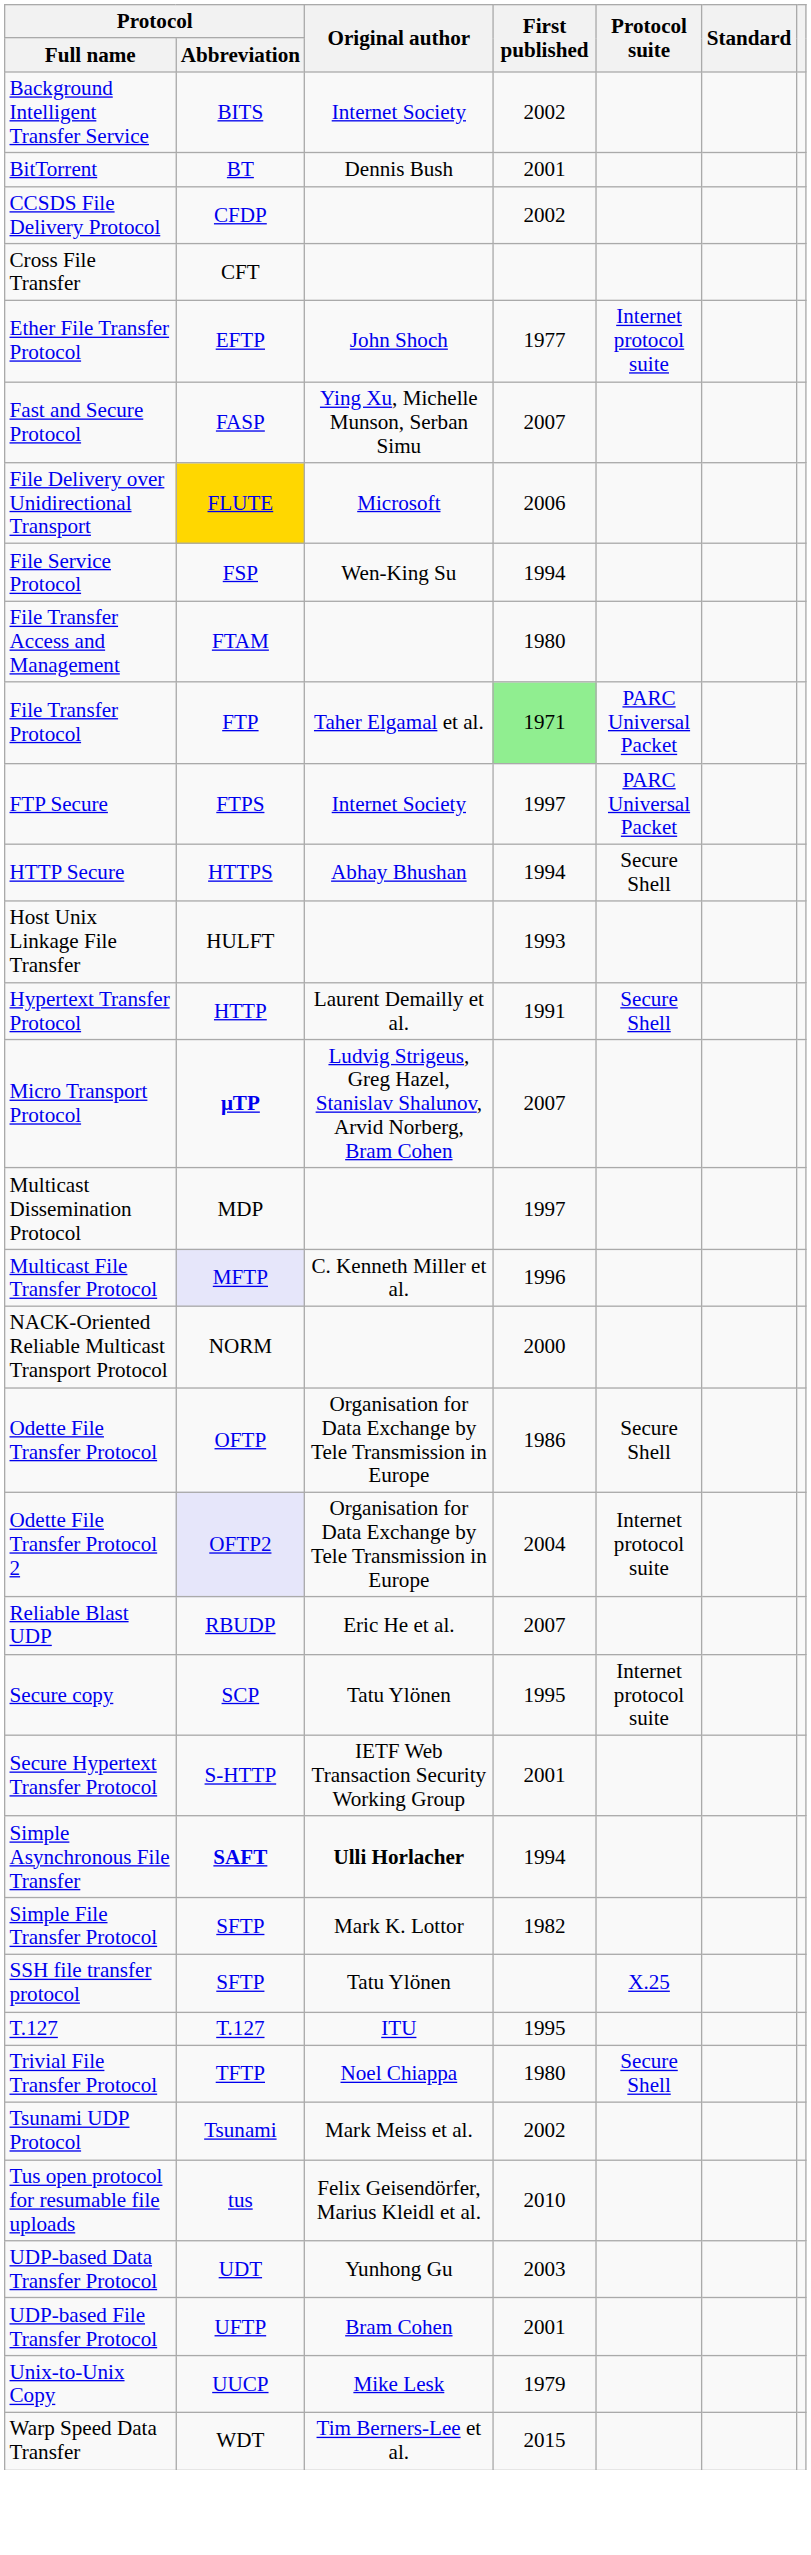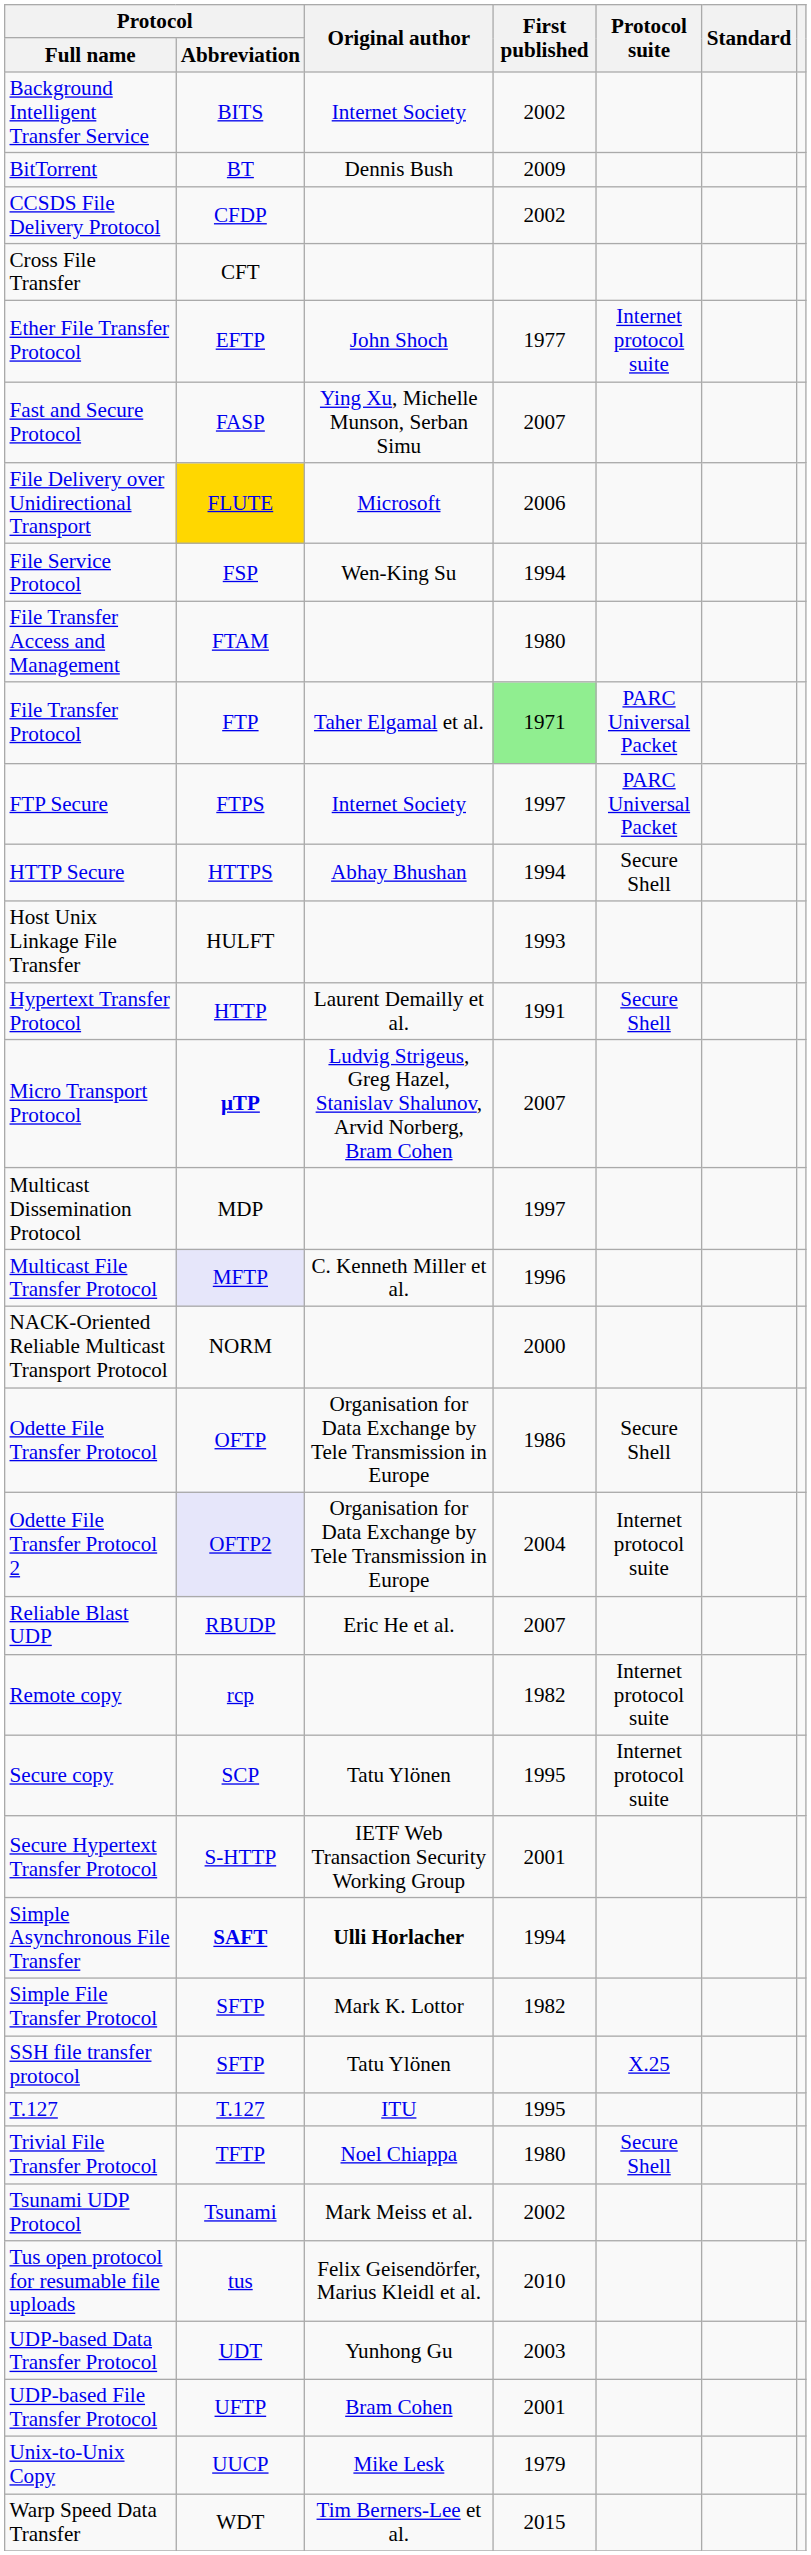(544, 169) 2001 -> (544, 169) 2009
+ row: (66, 1694)
